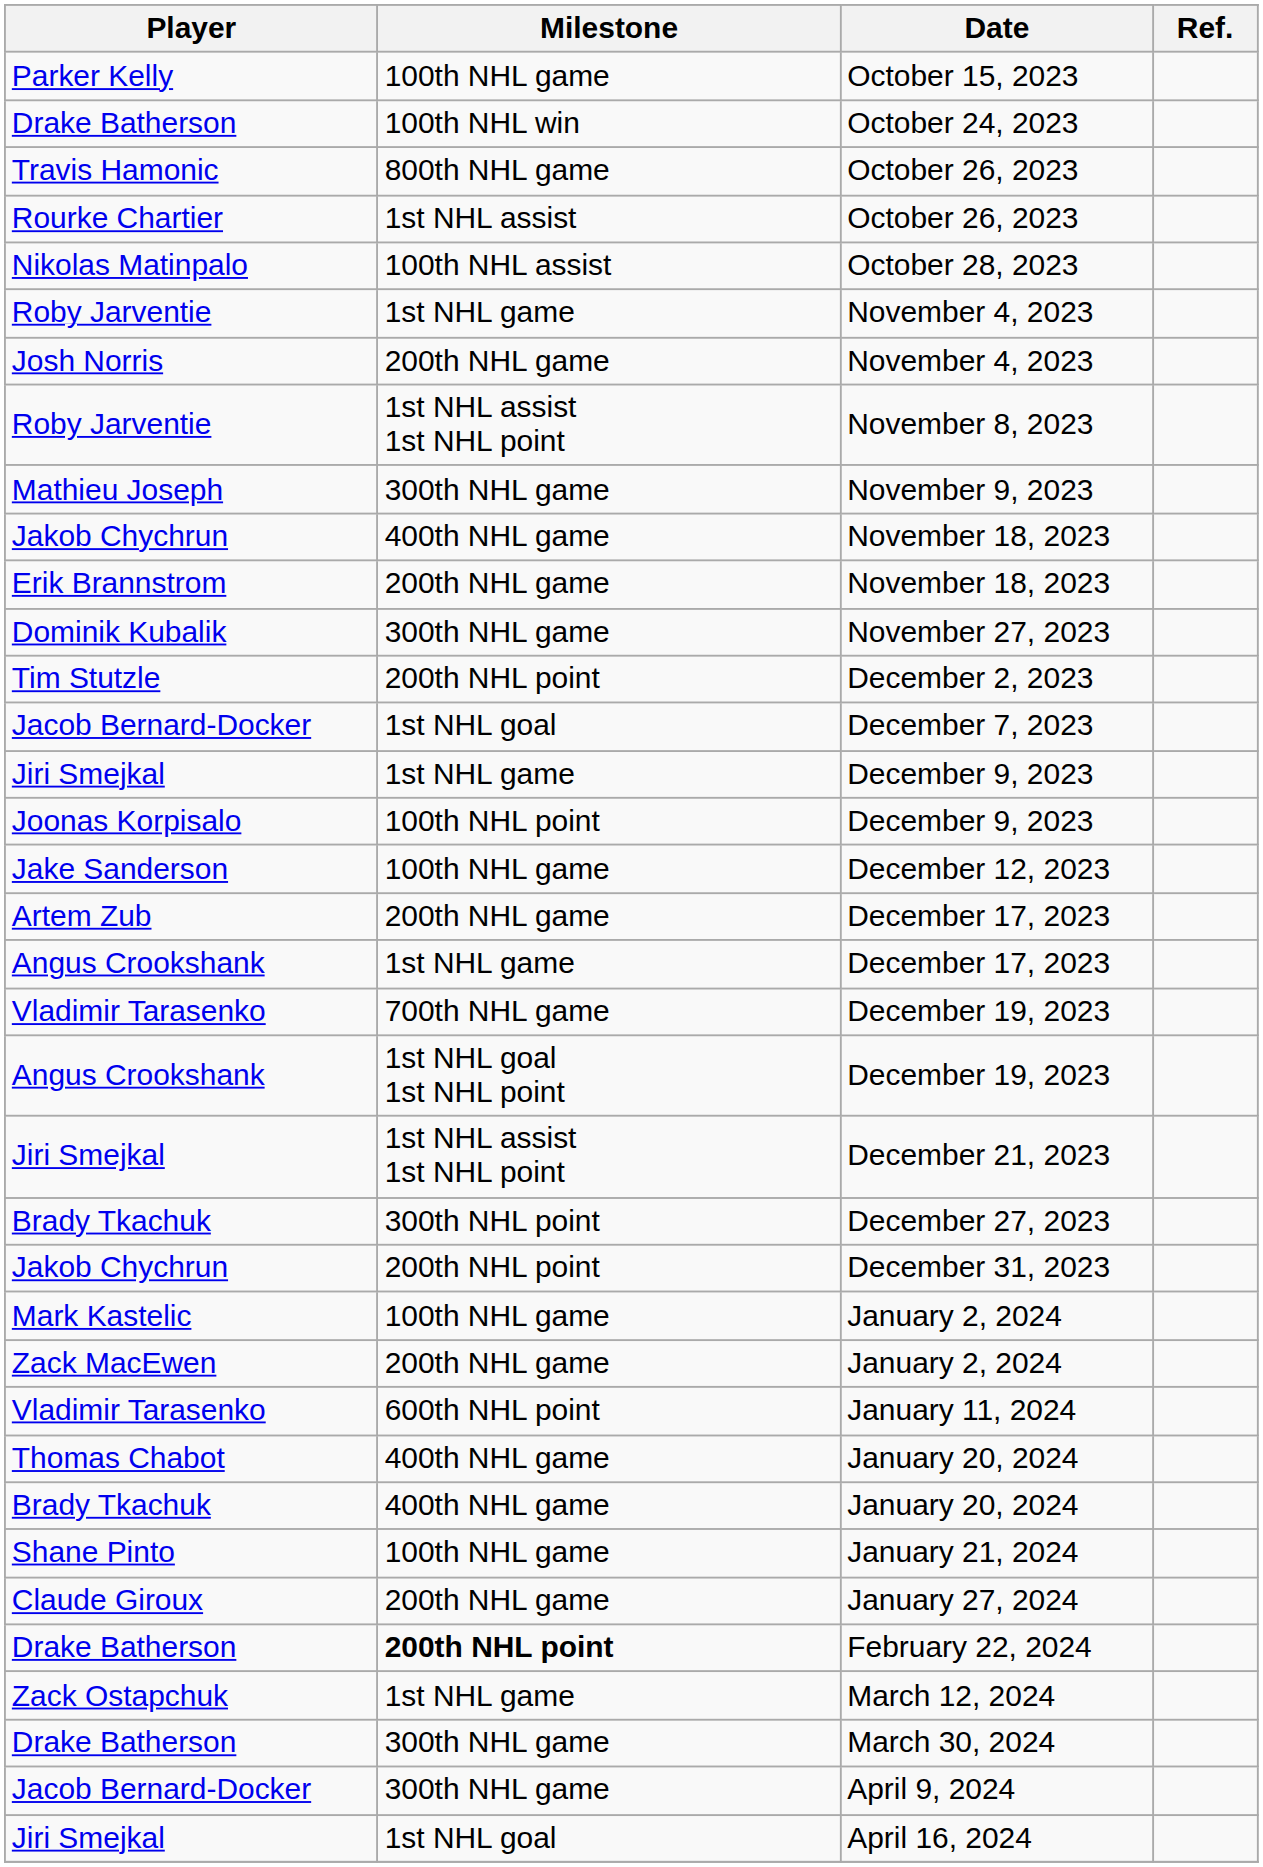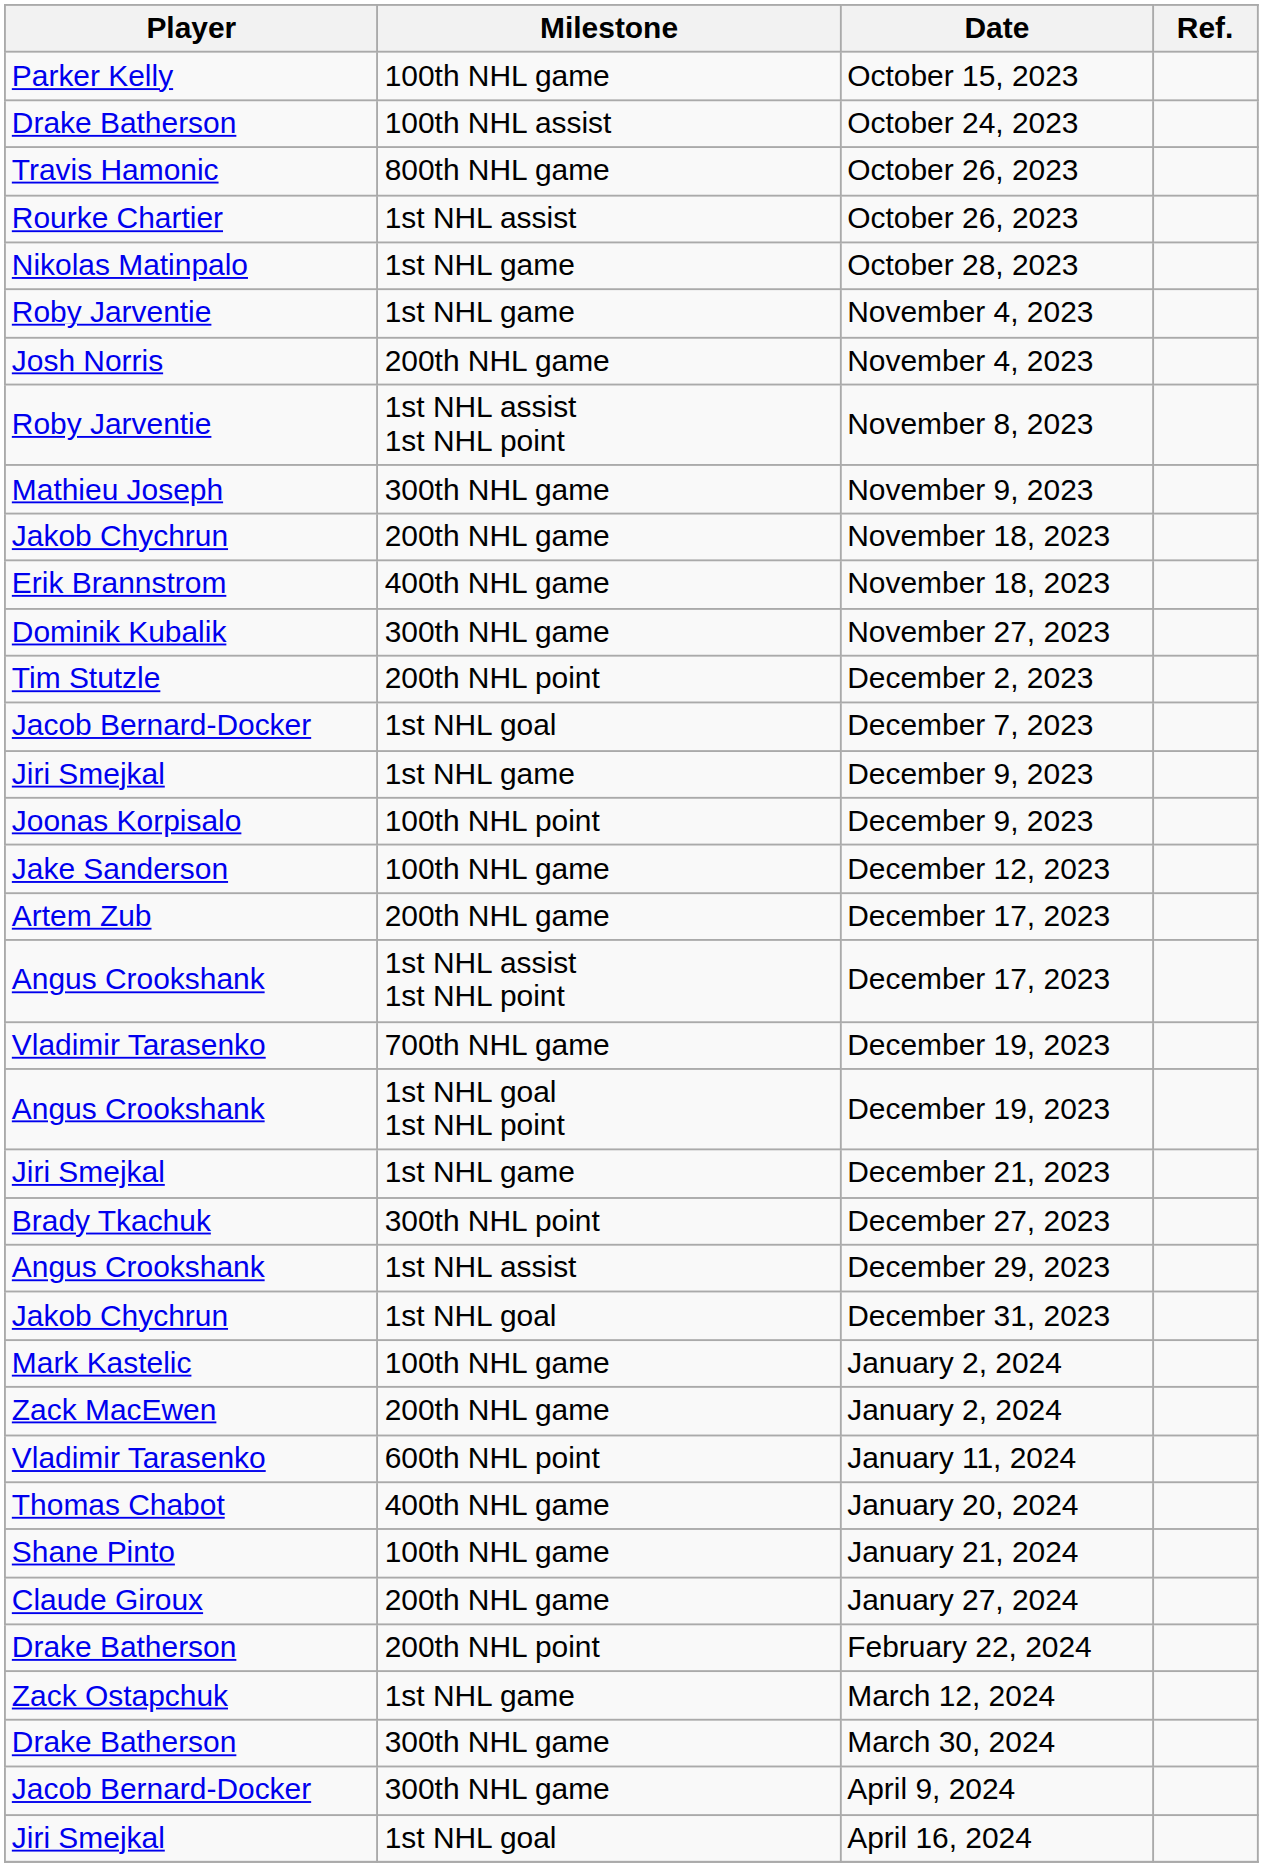(482, 123) 100th NHL win -> (498, 123) 100th NHL assist
(498, 265) 100th NHL assist -> (480, 265) 1st NHL game
(497, 536) 400th NHL game -> (497, 536) 200th NHL game
(497, 583) 200th NHL game -> (497, 583) 400th NHL game
(480, 963) 1st NHL game -> (481, 980) 1st NHL assist 1st NHL point
(481, 1156) 1st NHL assist 1st NHL point -> (480, 1173) 1st NHL game
+ row: (138, 1268)
(492, 1268) 200th NHL point -> (471, 1315) 1st NHL goal
- row: (111, 1505)
(499, 1647) bold -> (492, 1647) normal
